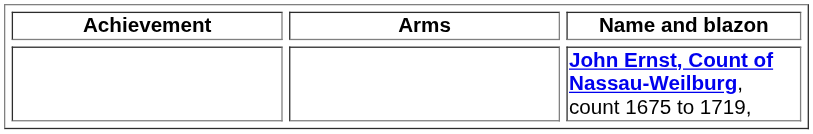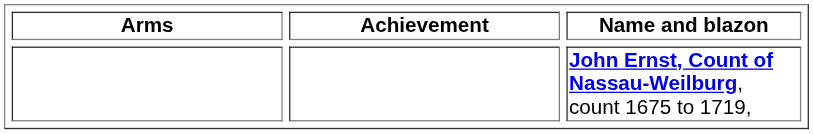columns swapped: (147, 25) <-> (425, 25)
